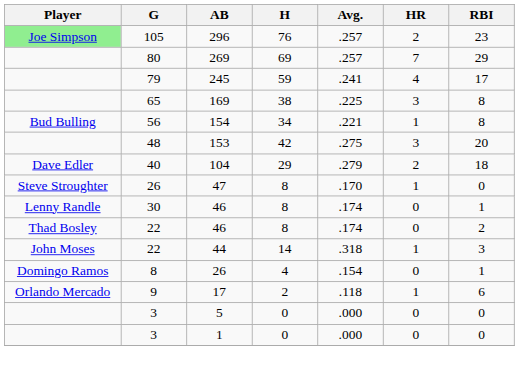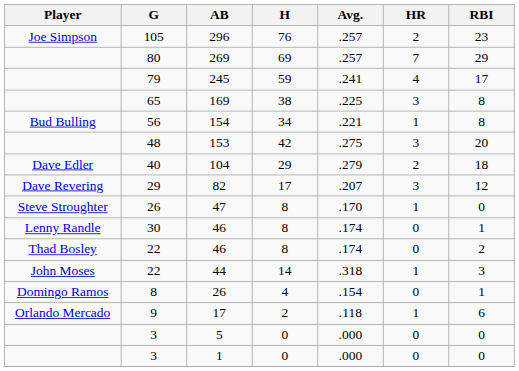(63, 36) lightgreen background -> (63, 36) no background
+ row: (154, 185)
